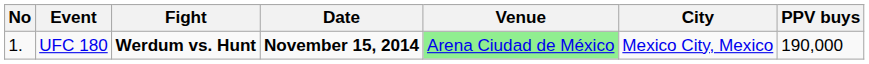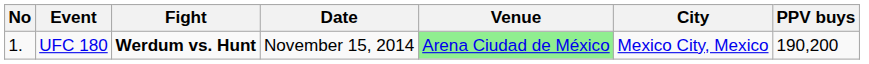(342, 45) bold -> (339, 45) normal
(812, 45) 190,000 -> (807, 45) 190,200
